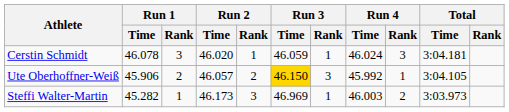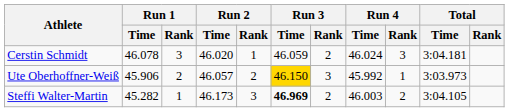(328, 55) 1 -> (328, 55) 2
(445, 76) 3:04.105 -> (445, 76) 3:03.973
(291, 96) normal -> (291, 96) bold
(328, 96) 1 -> (328, 96) 2
(445, 96) 3:03.973 -> (445, 96) 3:04.105
